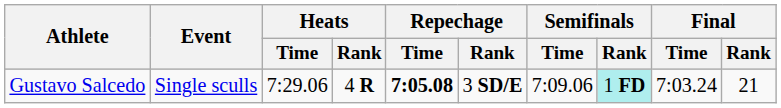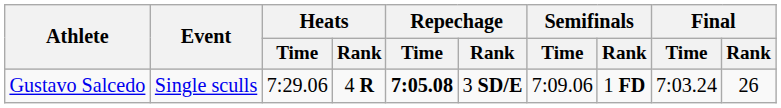(624, 86) paleturquoise background -> (624, 86) no background
(749, 86) 21 -> (749, 86) 26
